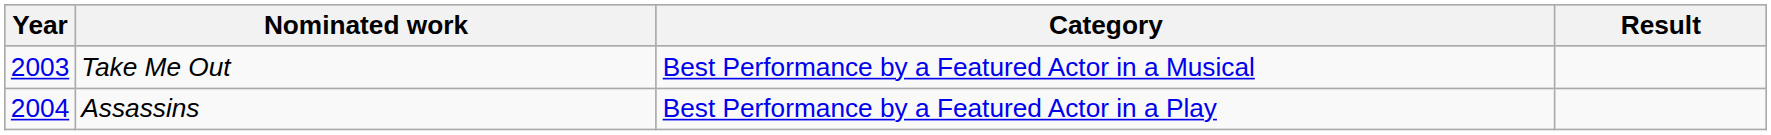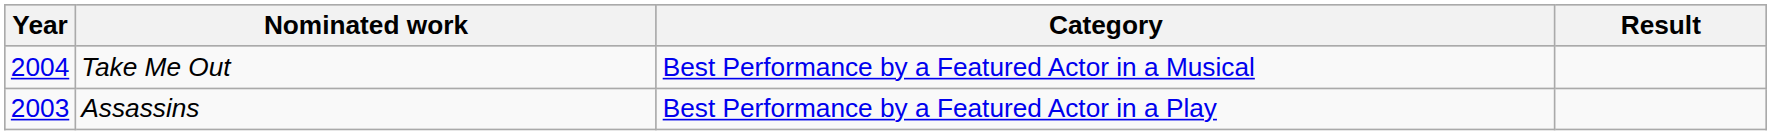(40, 66) 2003 -> (40, 66) 2004
(40, 108) 2004 -> (40, 108) 2003
